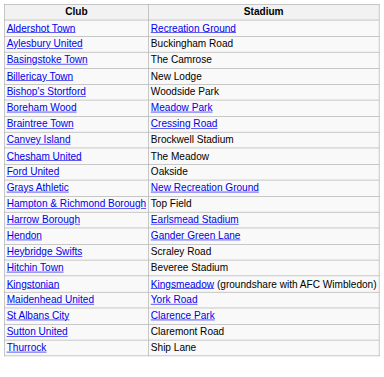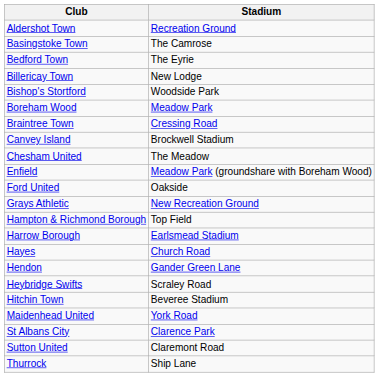- row: (45, 44)
+ row: (37, 60)
+ row: (22, 172)
+ row: (21, 252)
- row: (33, 284)
